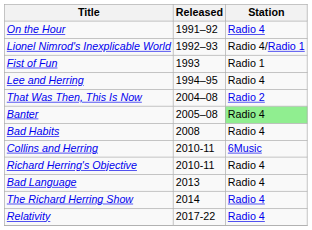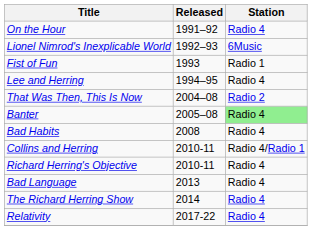(266, 47) Radio 4/Radio 1 -> (245, 47) 6Music
(245, 149) 6Music -> (266, 149) Radio 4/Radio 1
